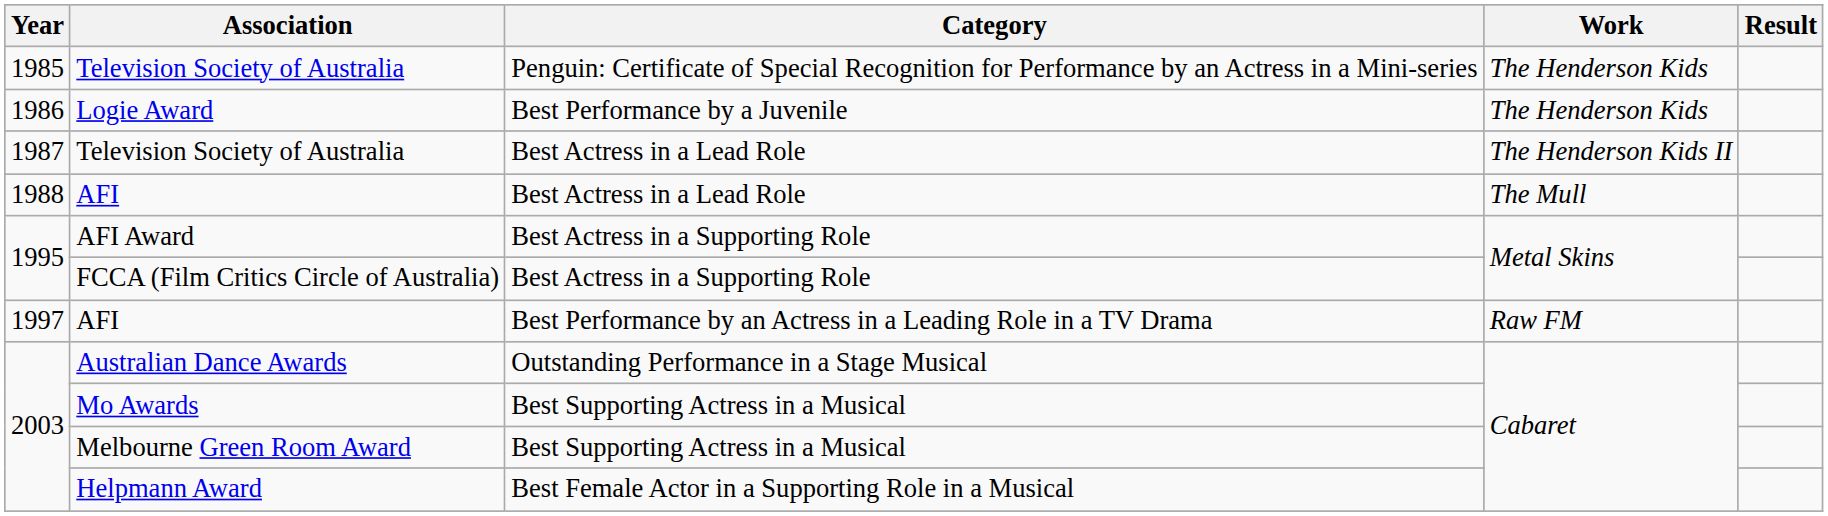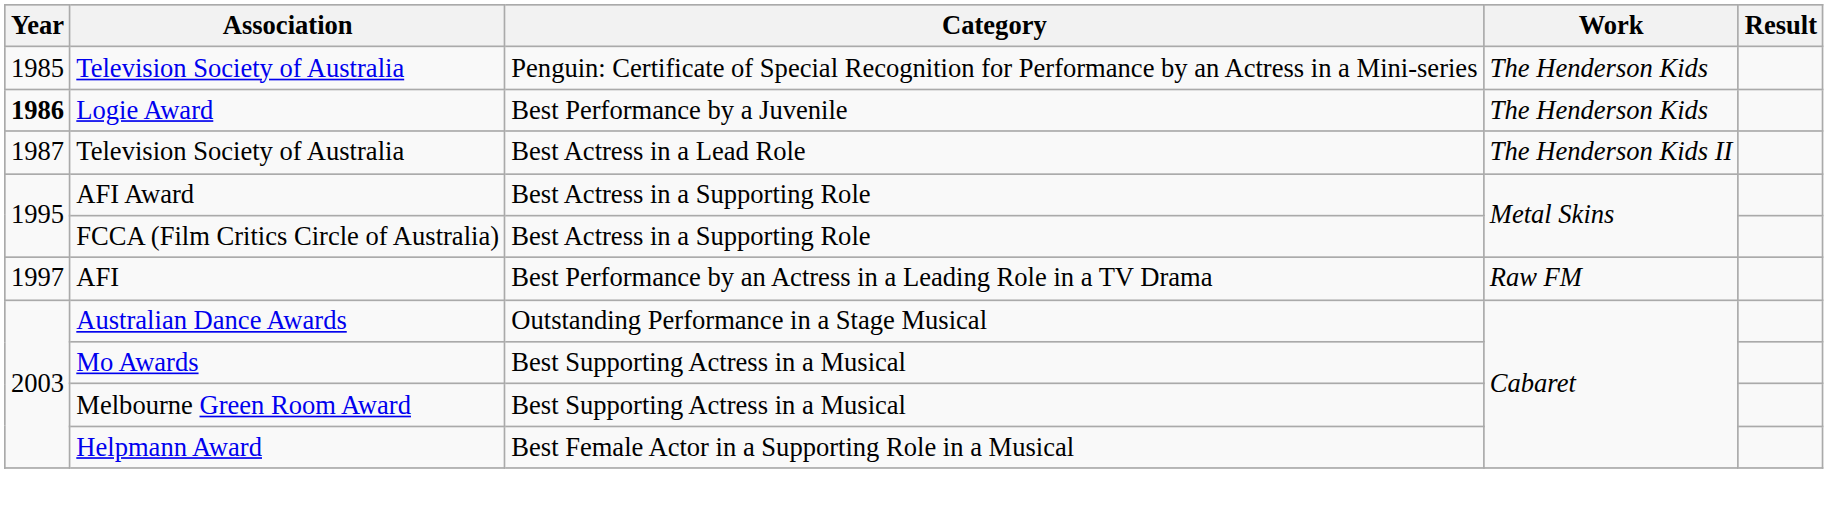(38, 109) normal -> (38, 109) bold
- row: (98, 194)
